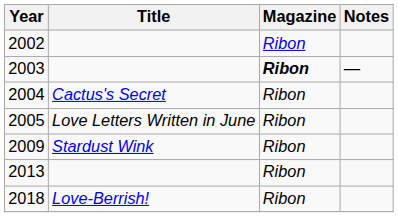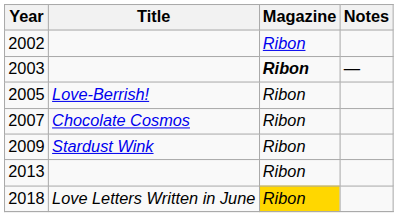- row: (26, 95)
(154, 120) Love Letters Written in June -> (101, 95) Love-Berrish!
+ row: (26, 120)
(101, 198) Love-Berrish! -> (154, 198) Love Letters Written in June
(284, 198) no background -> (284, 198) gold background
